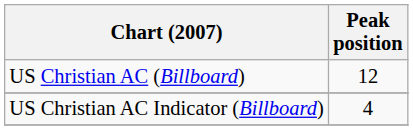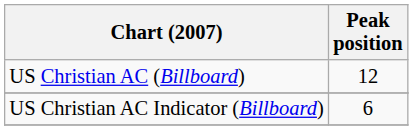(368, 108) 4 -> (368, 108) 6
